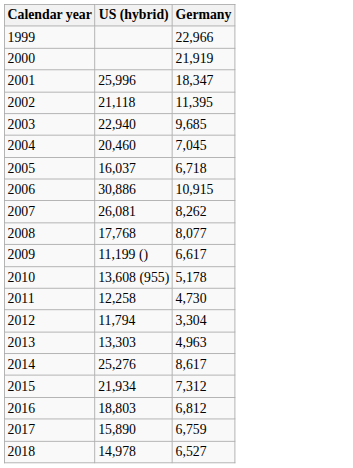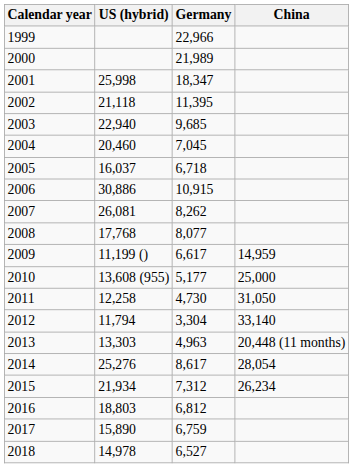+ column: (292, 15)
(195, 59) 21,919 -> (195, 59) 21,989
(117, 80) 25,996 -> (117, 80) 25,998
(191, 277) 5,178 -> (191, 277) 5,177
